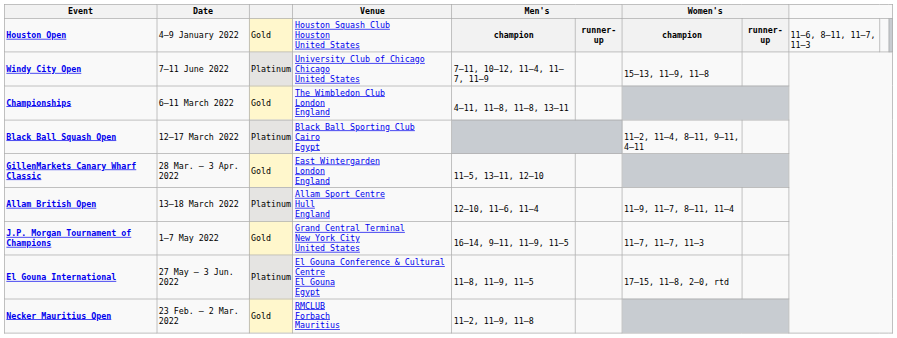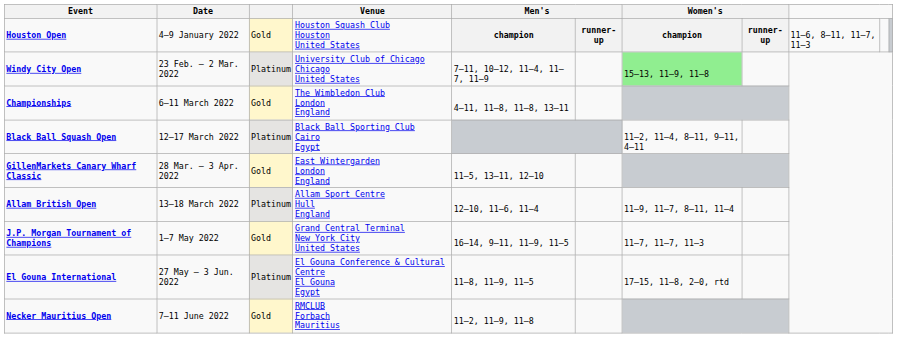(194, 69) 7–11 June 2022 -> (199, 69) 23 Feb. – 2 Mar. 2022
(667, 74) no background -> (667, 74) lightgreen background
(199, 316) 23 Feb. – 2 Mar. 2022 -> (194, 316) 7–11 June 2022
